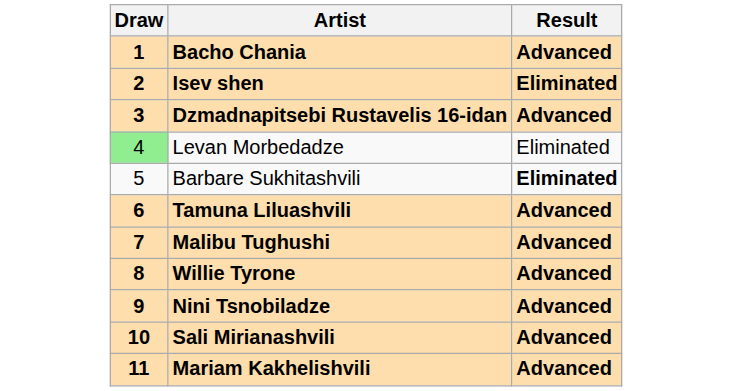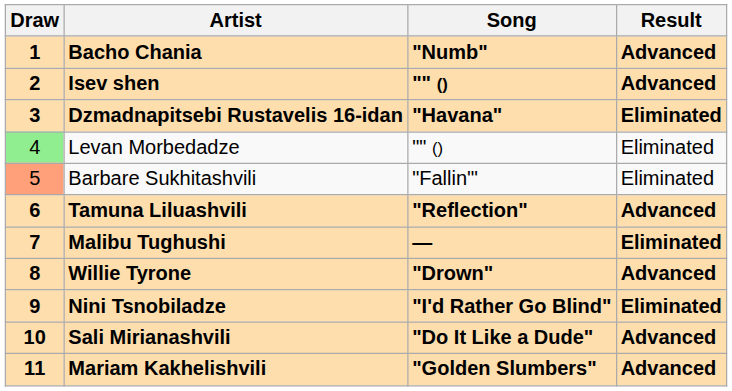+ column: (512, 20)
(567, 83) Eliminated -> (668, 83) Advanced
(564, 115) Advanced -> (671, 115) Eliminated
(139, 178) no background -> (35, 178) lightsalmon background
(567, 178) bold -> (667, 178) normal
(564, 242) Advanced -> (671, 242) Eliminated
(564, 305) Advanced -> (671, 305) Eliminated
